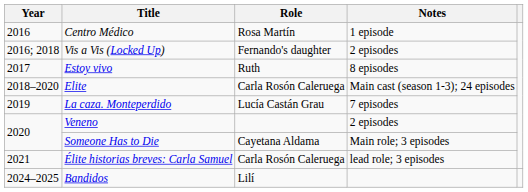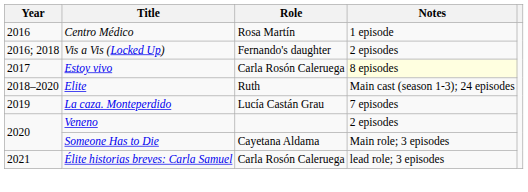(249, 68) Ruth -> (291, 68) Carla Rosón Caleruega
(374, 68) no background -> (374, 68) lightyellow background
(291, 86) Carla Rosón Caleruega -> (249, 86) Ruth
- row: (86, 178)
